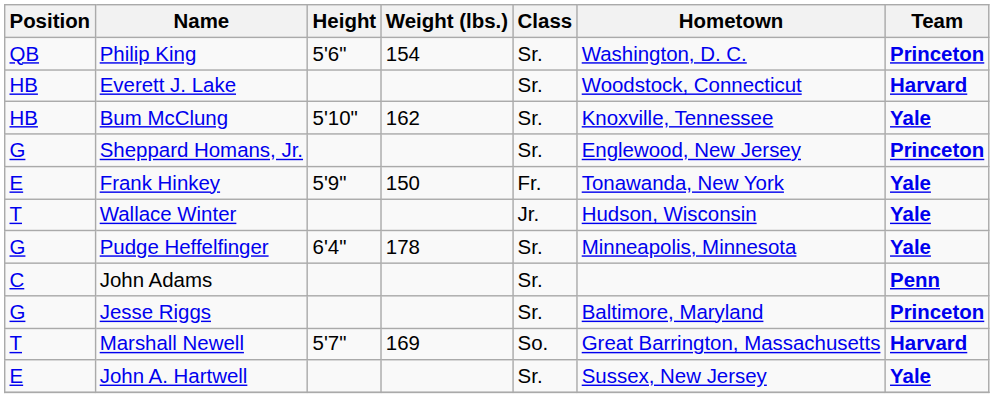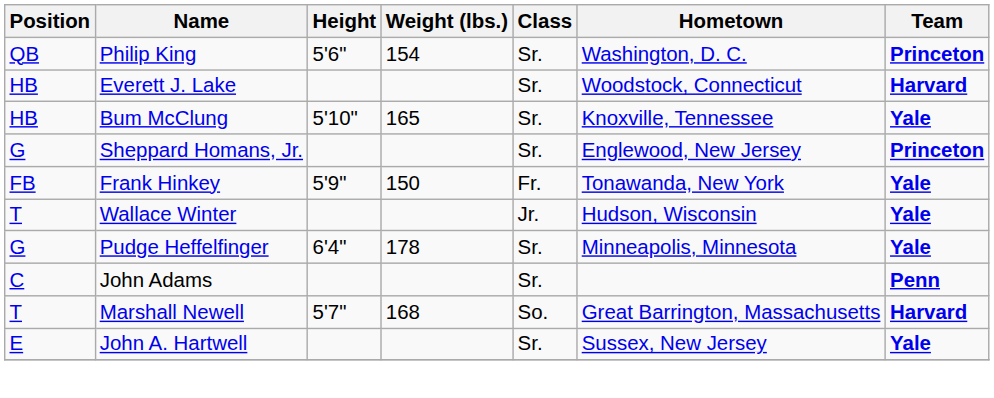(403, 118) 162 -> (403, 118) 165
(16, 183) E -> (23, 183) FB
- row: (155, 312)
(403, 344) 169 -> (403, 312) 168
